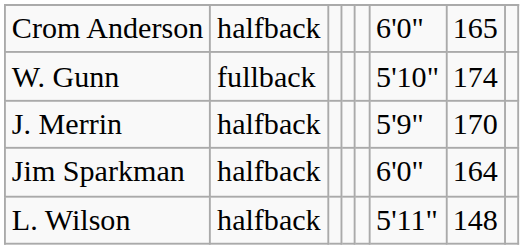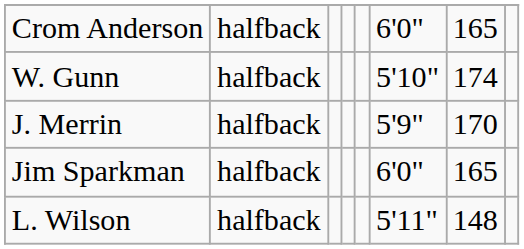(266, 76) fullback -> (269, 76) halfback
(475, 171) 164 -> (475, 171) 165
